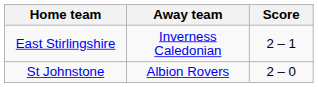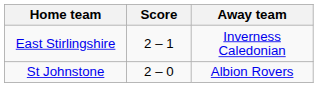columns swapped: (281, 15) <-> (188, 15)
